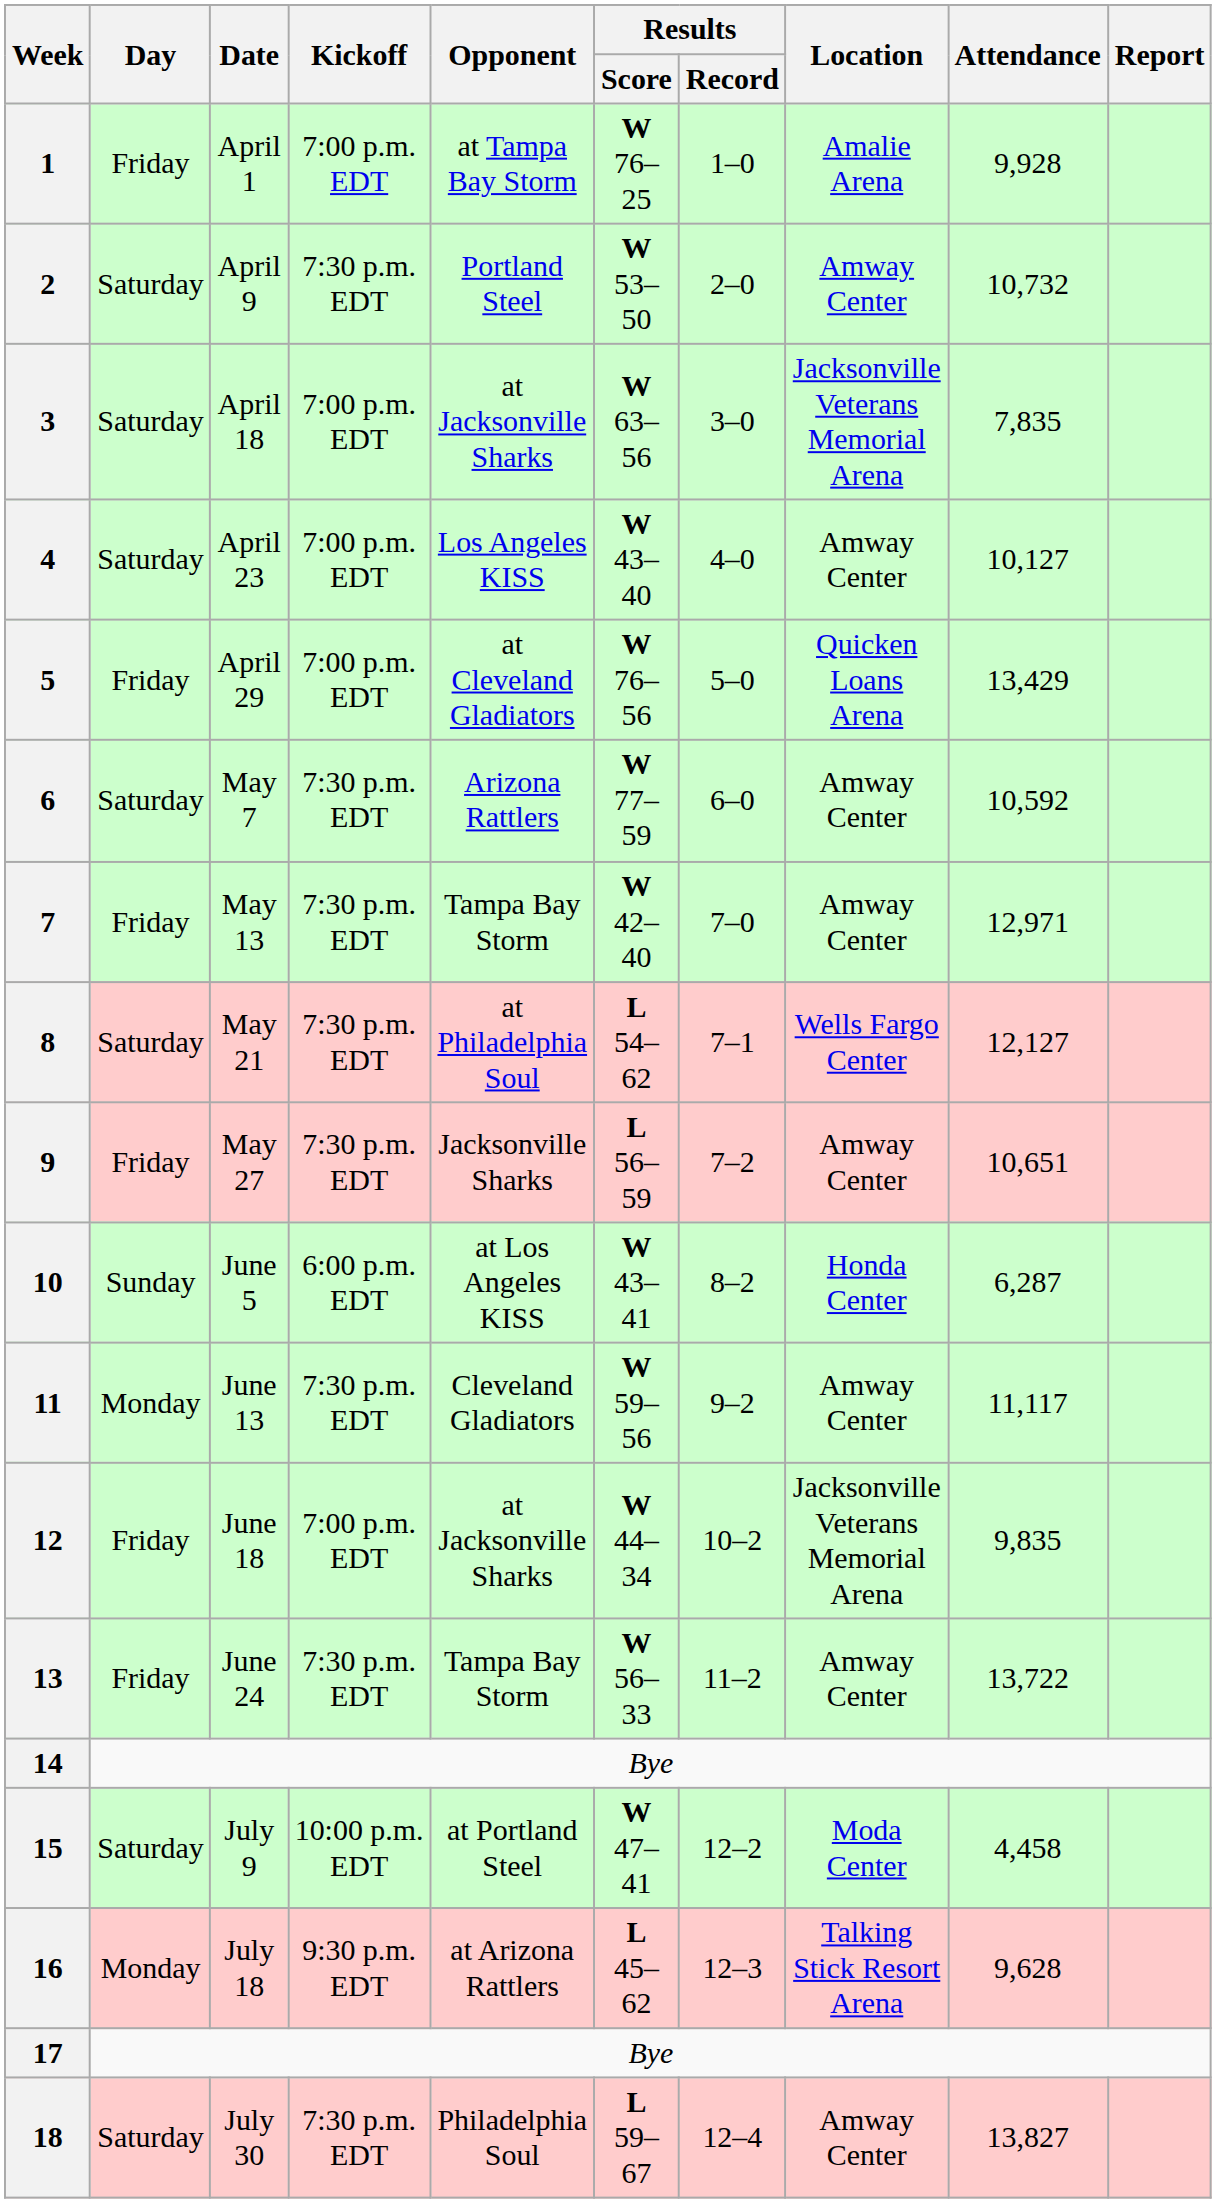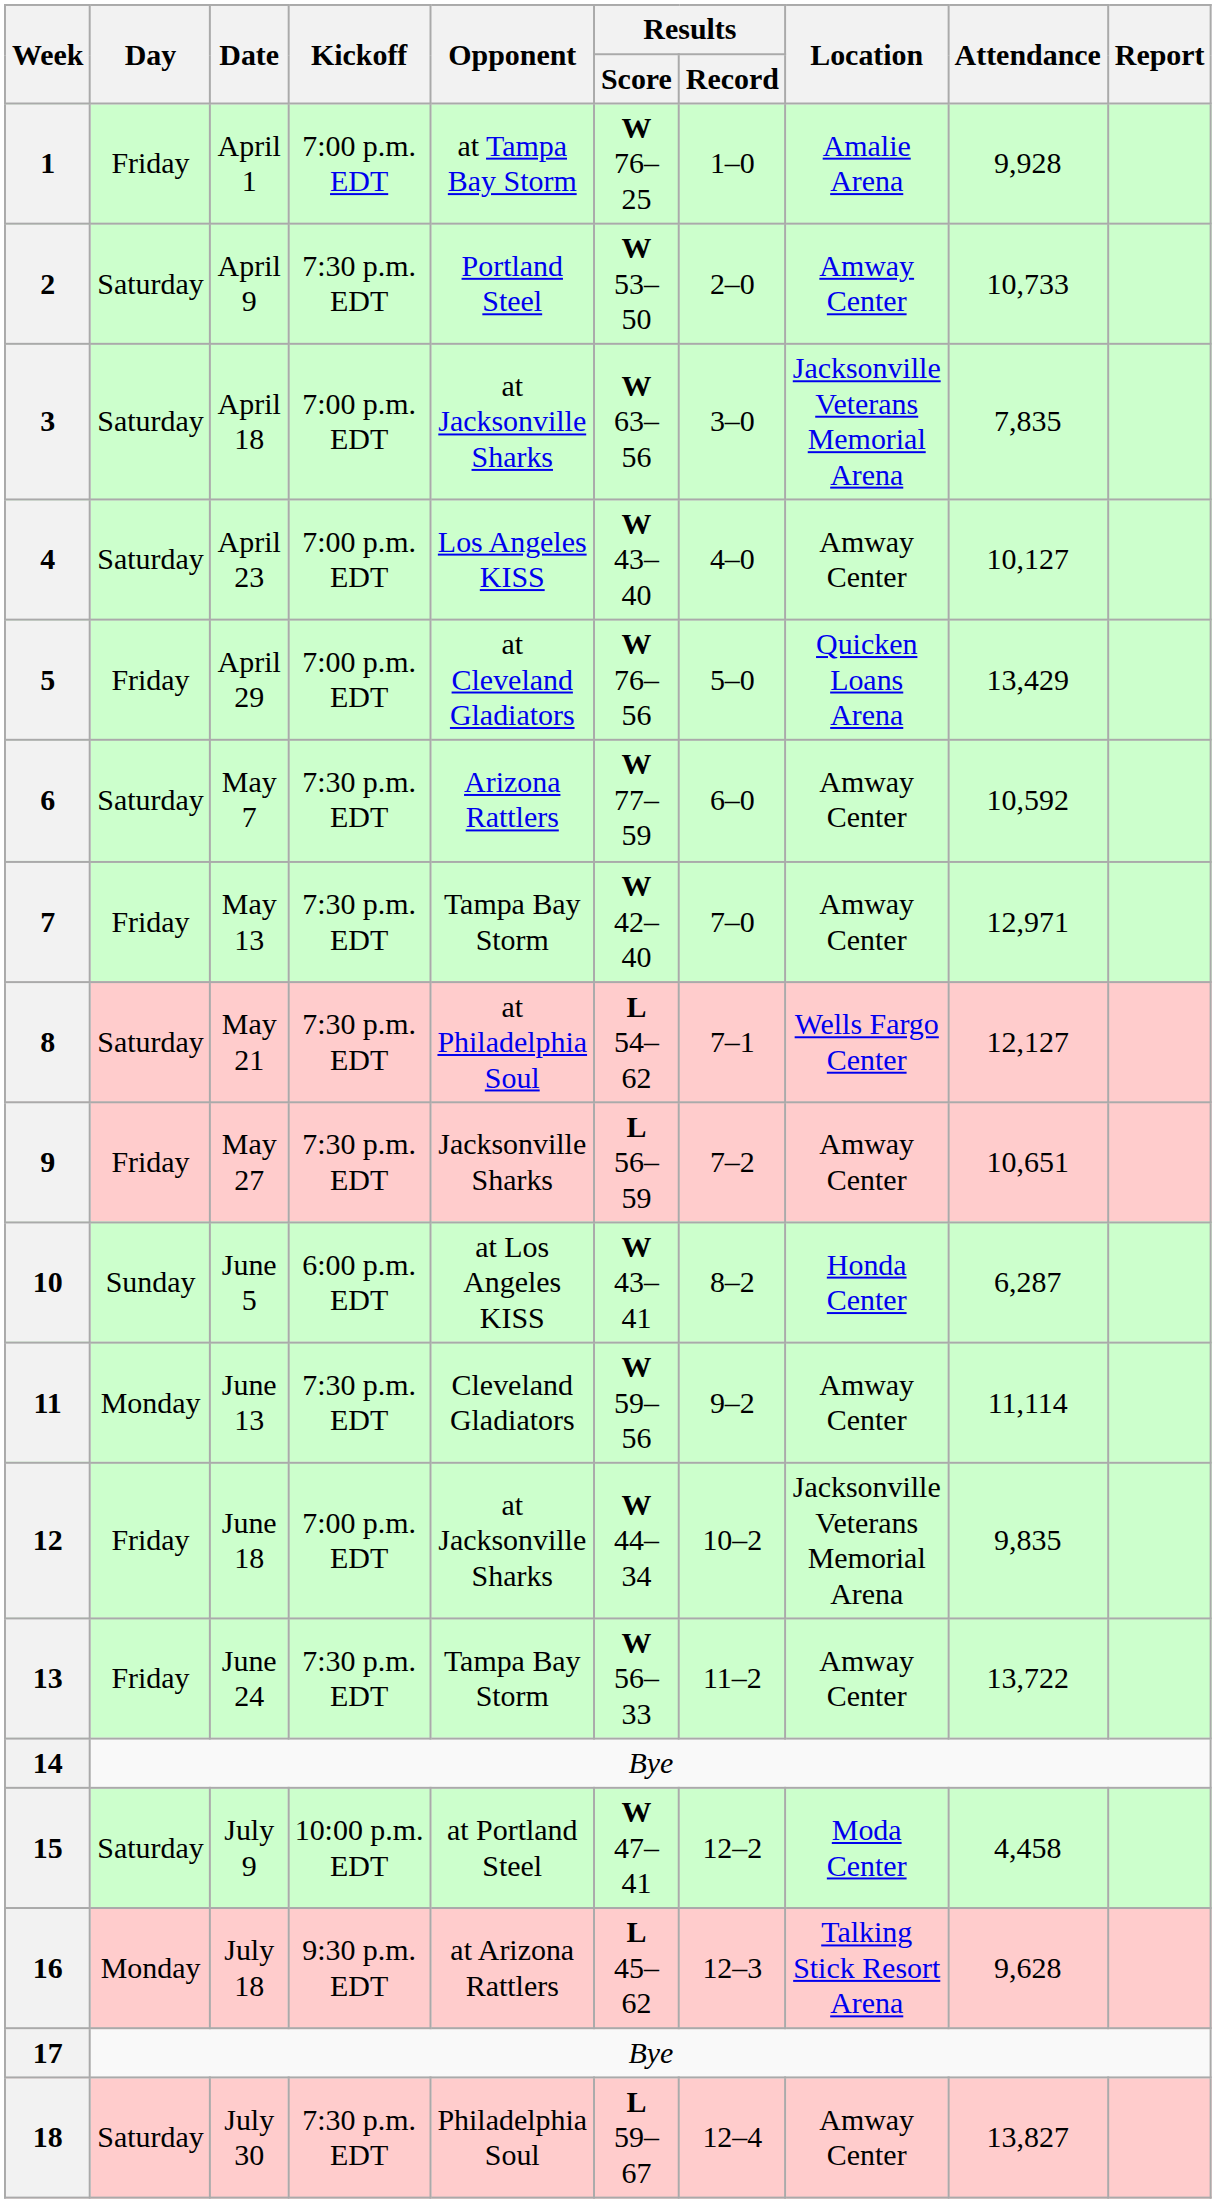(1028, 283) 10,732 -> (1028, 283) 10,733
(1028, 1401) 11,117 -> (1028, 1401) 11,114
